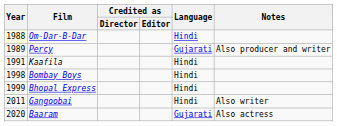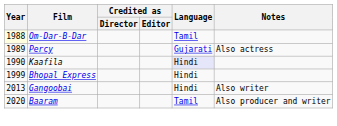(186, 37) Hindi -> (186, 37) Tamil
(273, 50) Also producer and writer -> (245, 50) Also actress
(16, 62) 1991 -> (16, 62) 1990
(186, 62) no background -> (186, 62) lavender background
- row: (55, 75)
(16, 101) 2011 -> (16, 88) 2013
(193, 114) Gujarati -> (186, 101) Tamil
(245, 114) Also actress -> (273, 101) Also producer and writer
